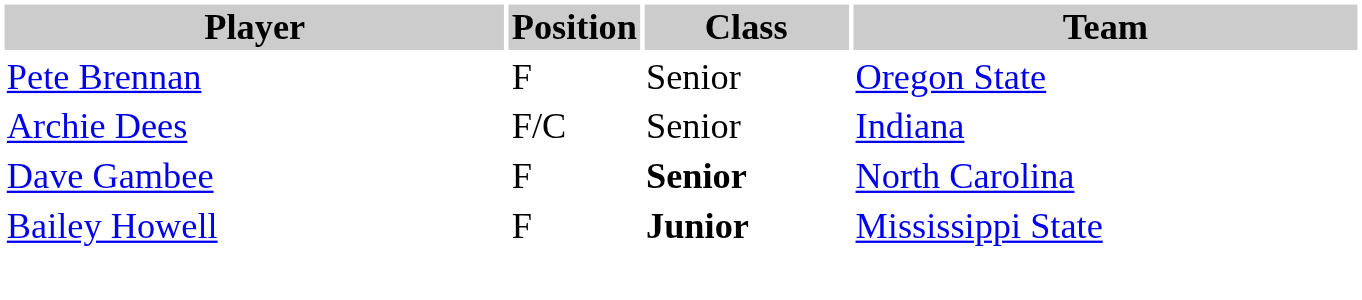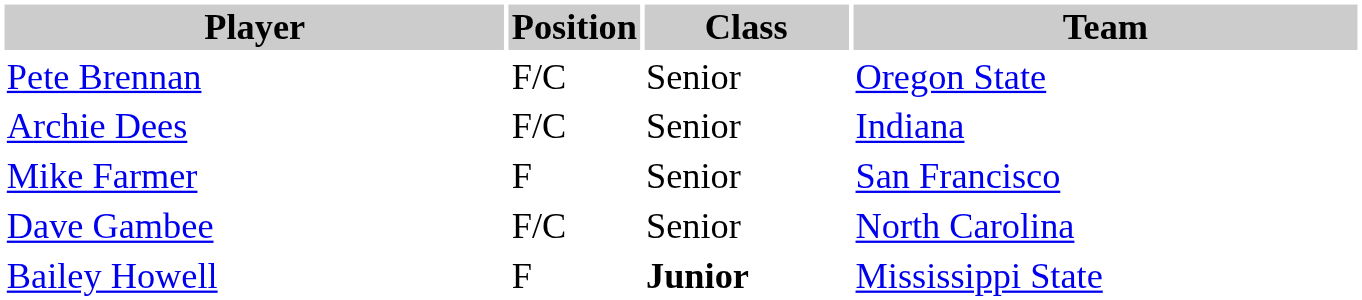(522, 76) F -> (539, 76) F/C
+ row: (102, 176)
(522, 176) F -> (539, 226) F/C
(696, 176) bold -> (693, 226) normal
